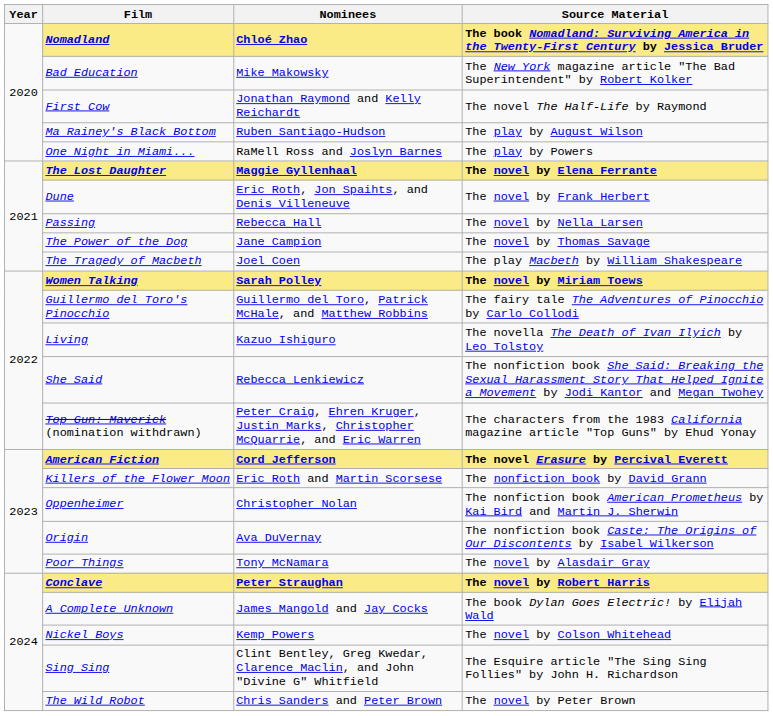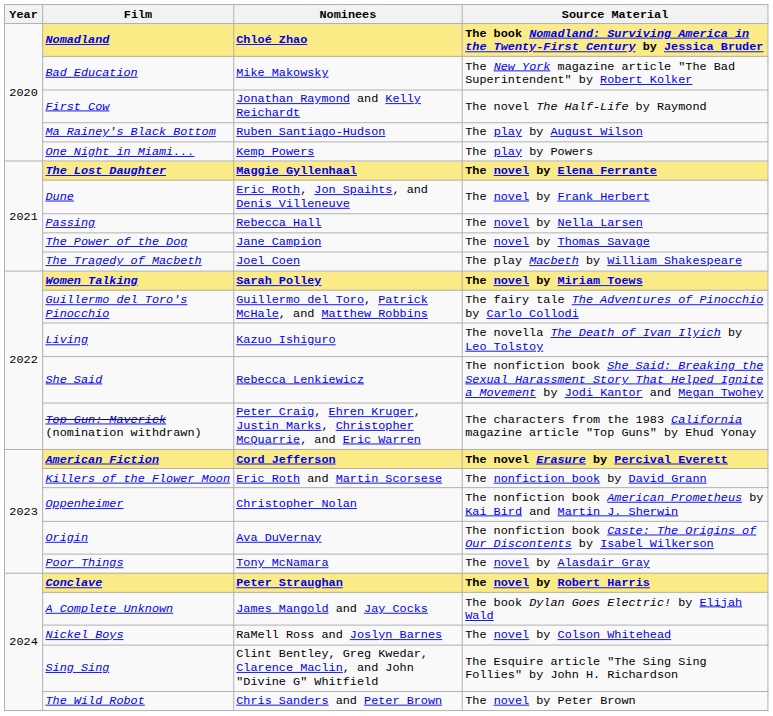(339, 151) RaMell Ross and Joslyn Barnes -> (275, 151) Kemp Powers
(275, 635) Kemp Powers -> (339, 635) RaMell Ross and Joslyn Barnes
